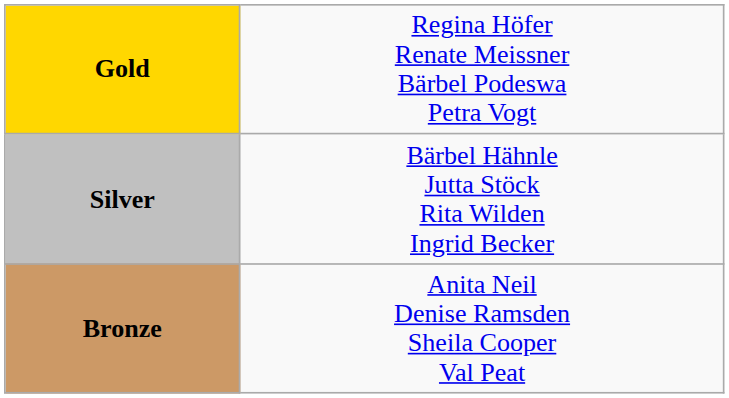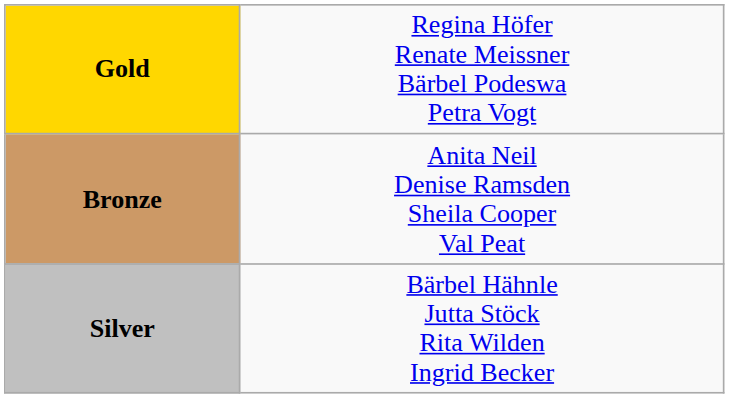rows swapped: (122, 198) <-> (122, 327)
